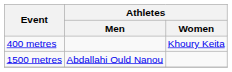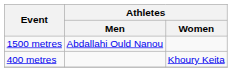rows swapped: (32, 44) <-> (34, 60)
